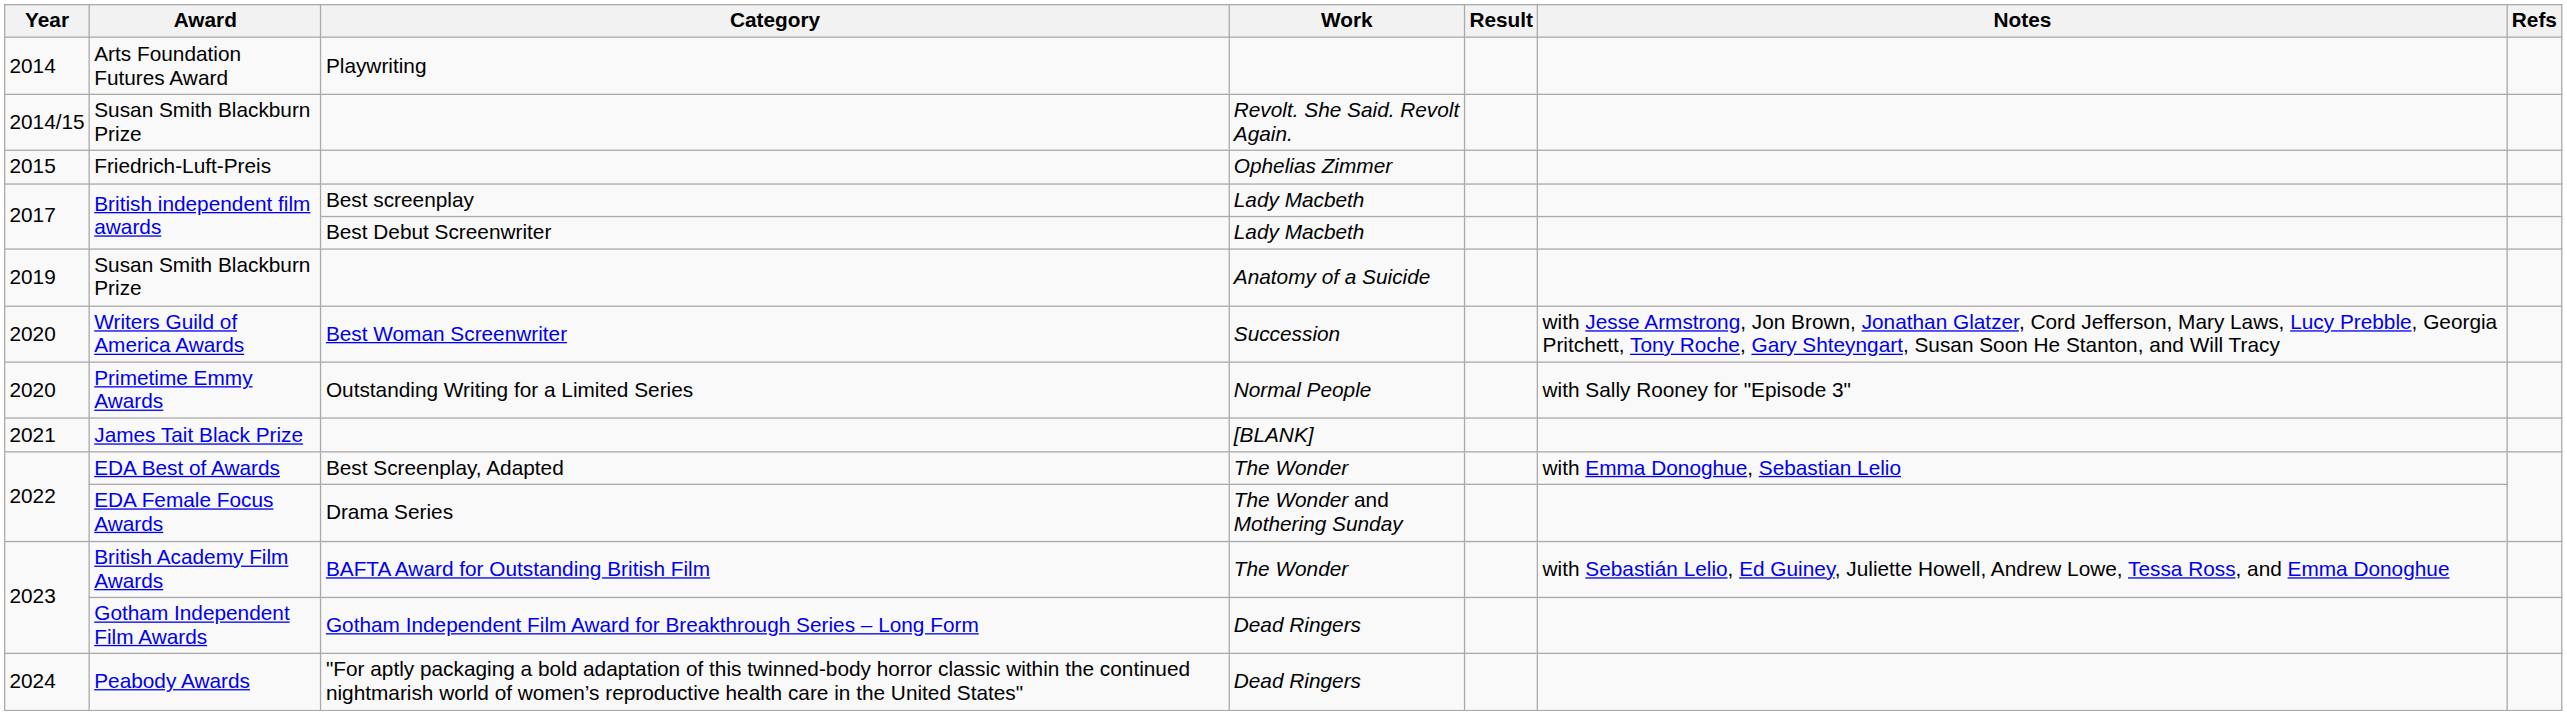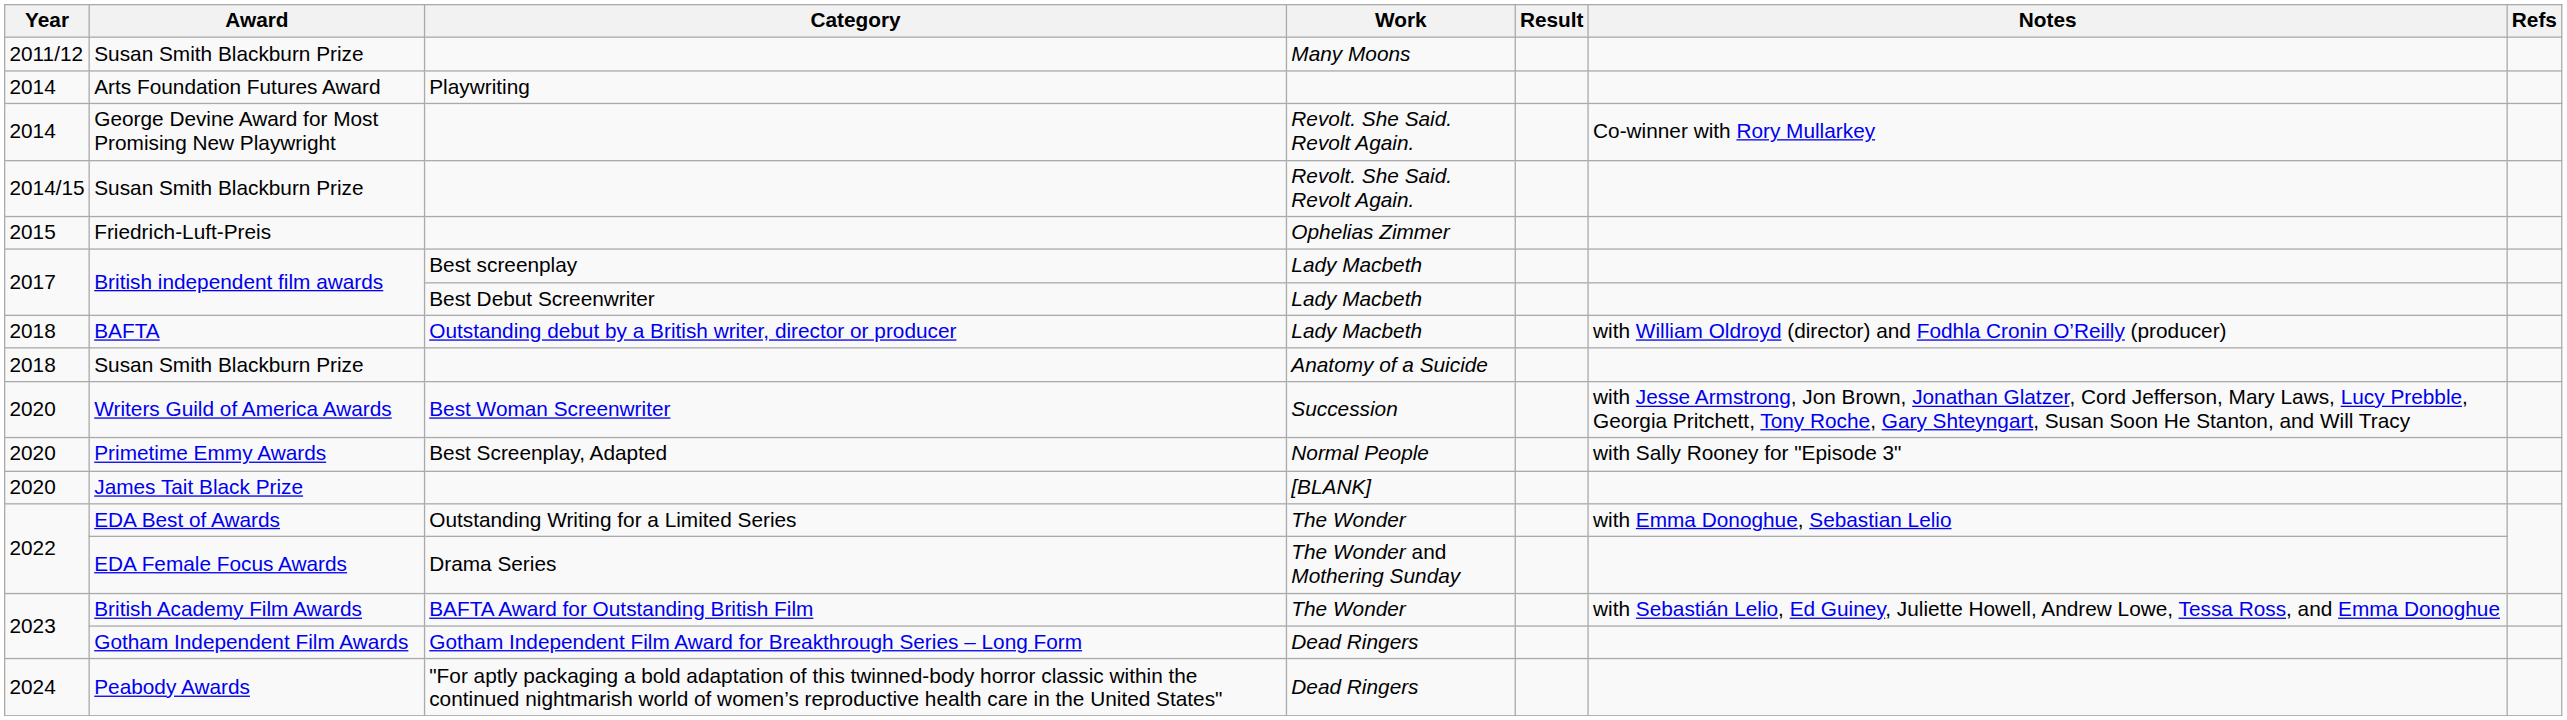+ row: (229, 53)
+ row: (236, 131)
+ row: (127, 331)
(33, 277) 2019 -> (33, 364) 2018
(510, 390) Outstanding Writing for a Limited Series -> (548, 454) Best Screenplay, Adapted
(33, 434) 2021 -> (33, 487) 2020
(445, 467) Best Screenplay, Adapted -> (613, 520) Outstanding Writing for a Limited Series
